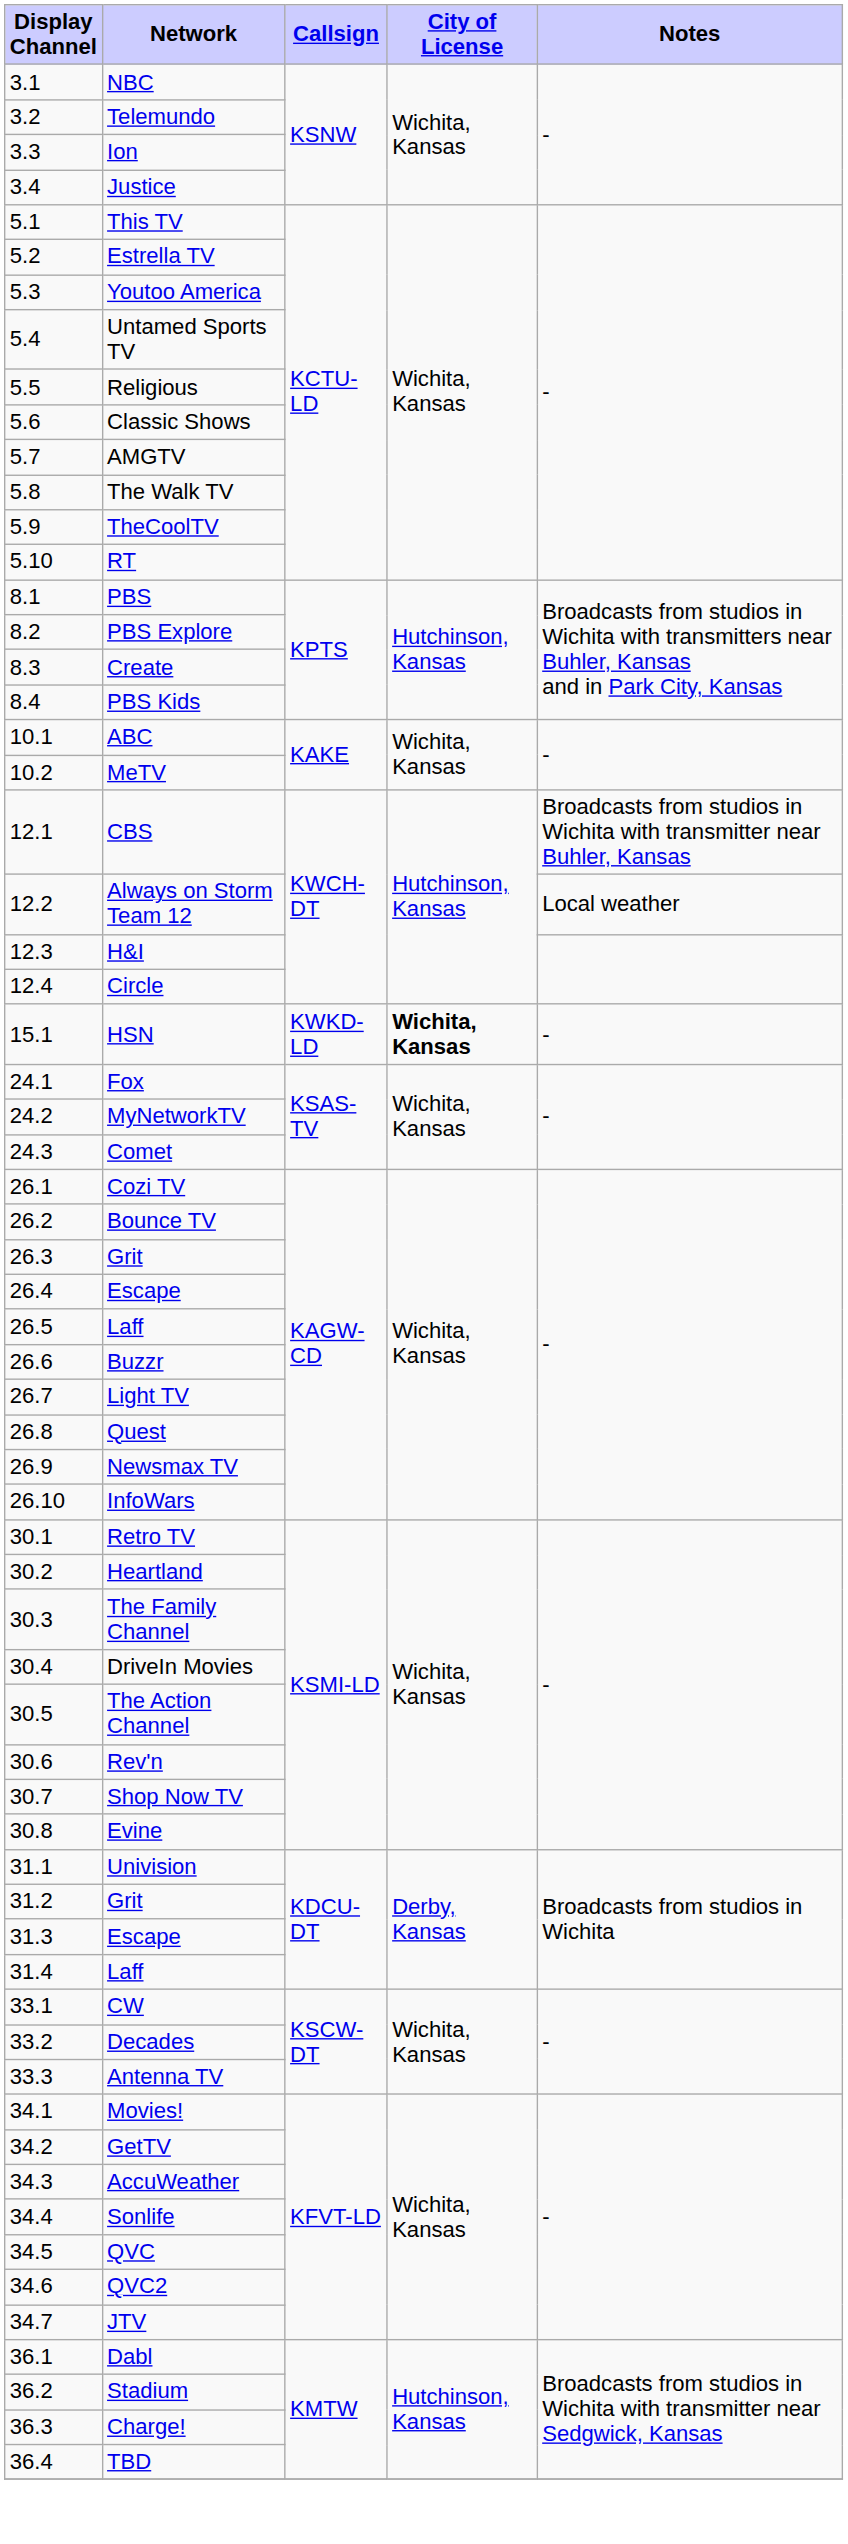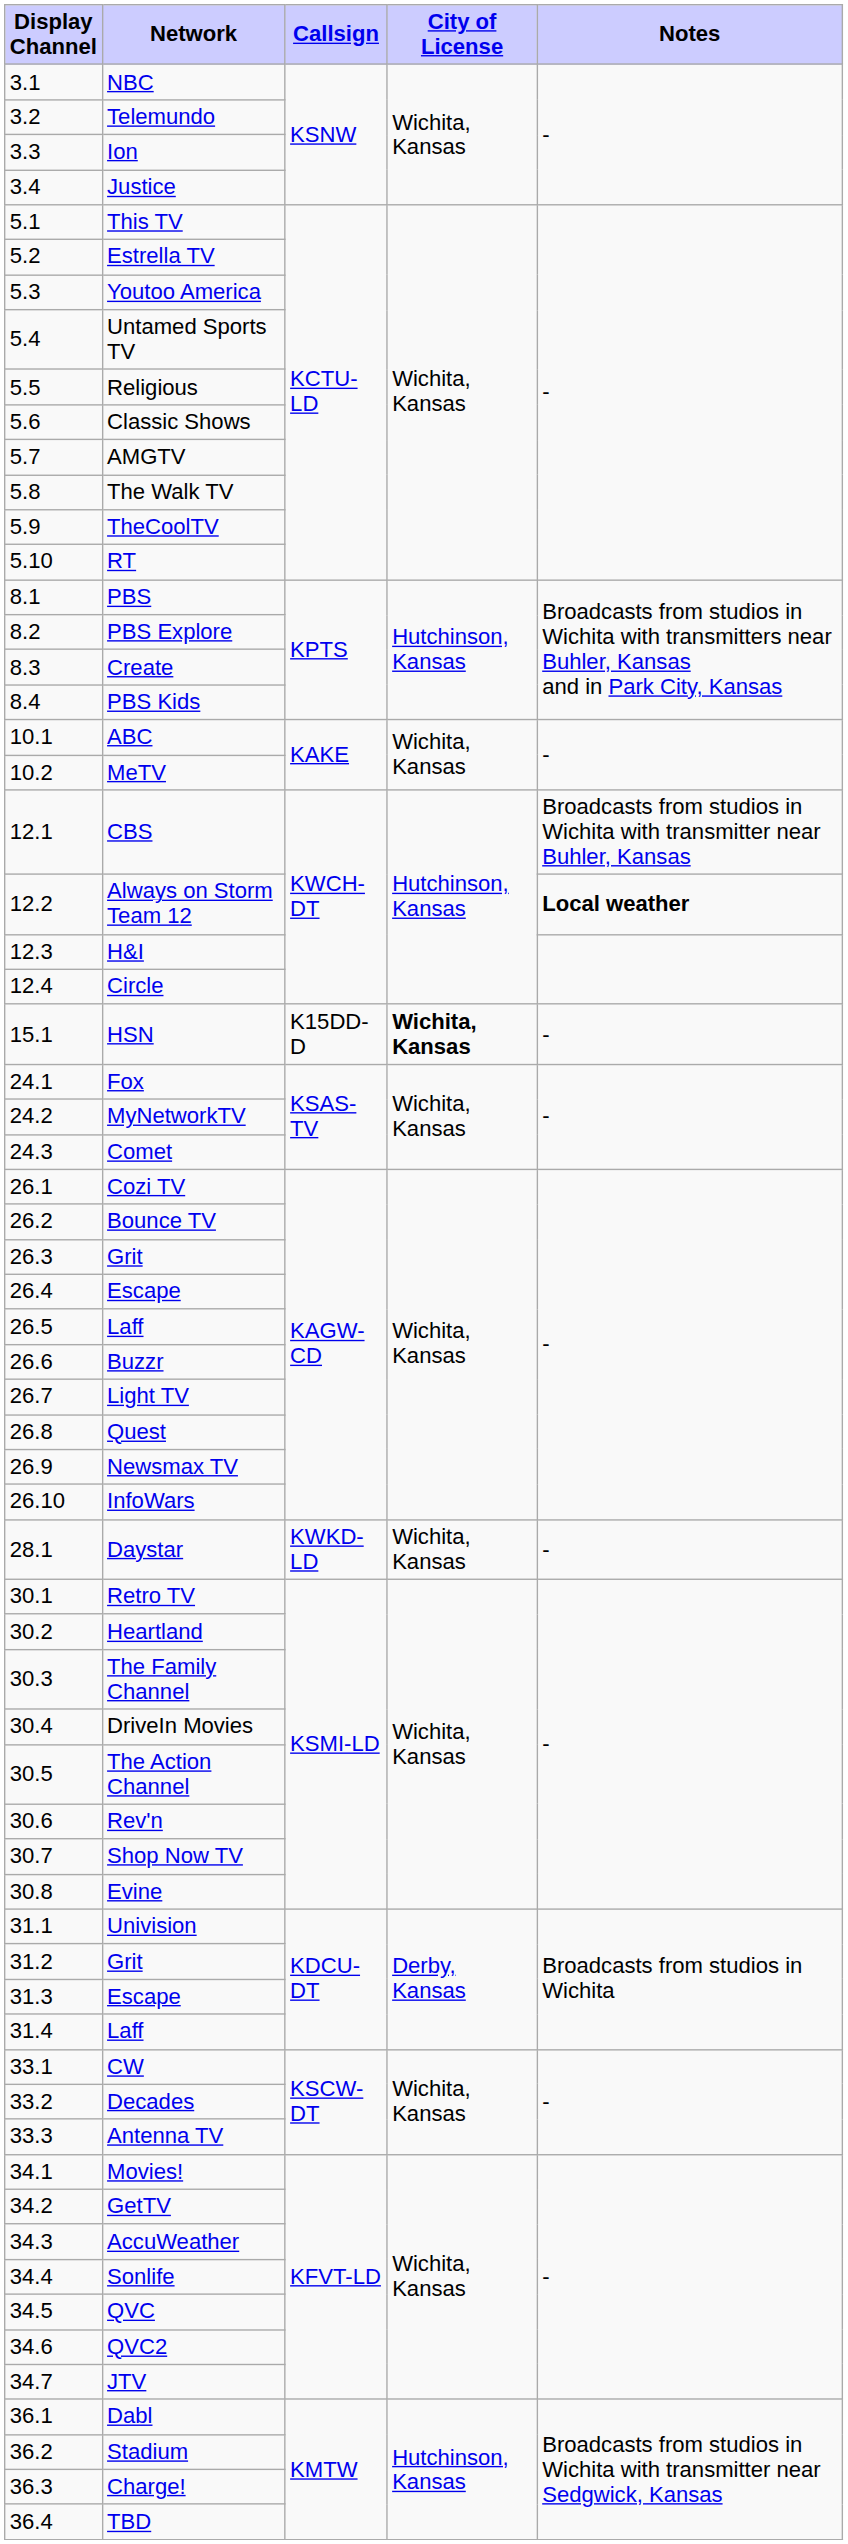(611, 904) normal -> (616, 904) bold
(327, 1034) KWKD-LD -> (329, 1034) K15DD-D
+ row: (31, 1549)
